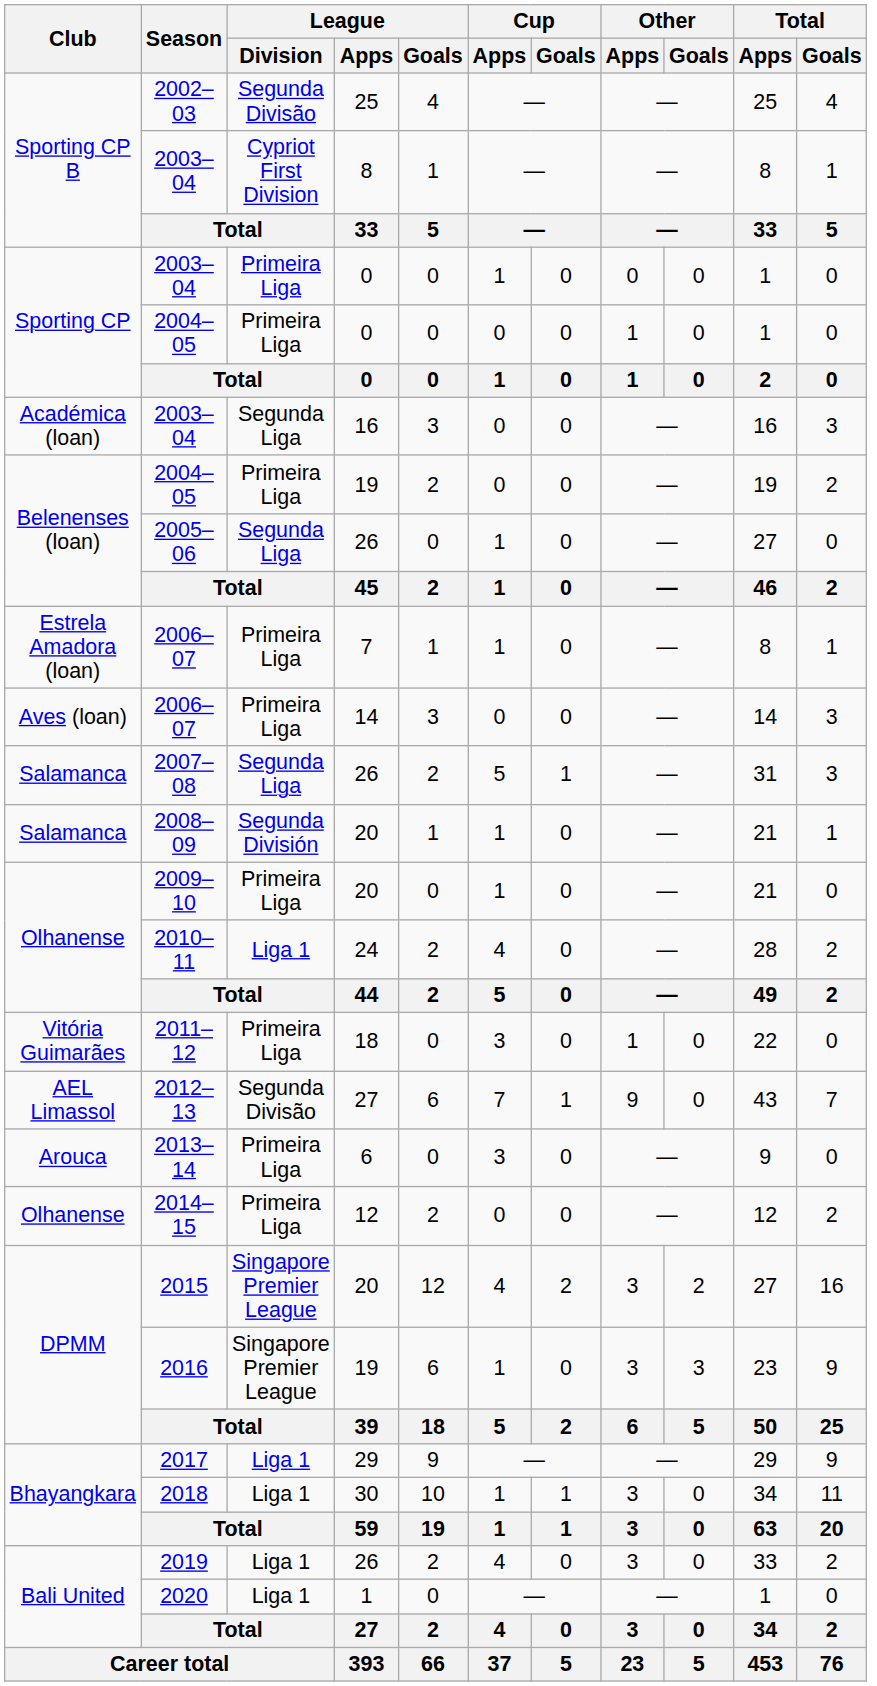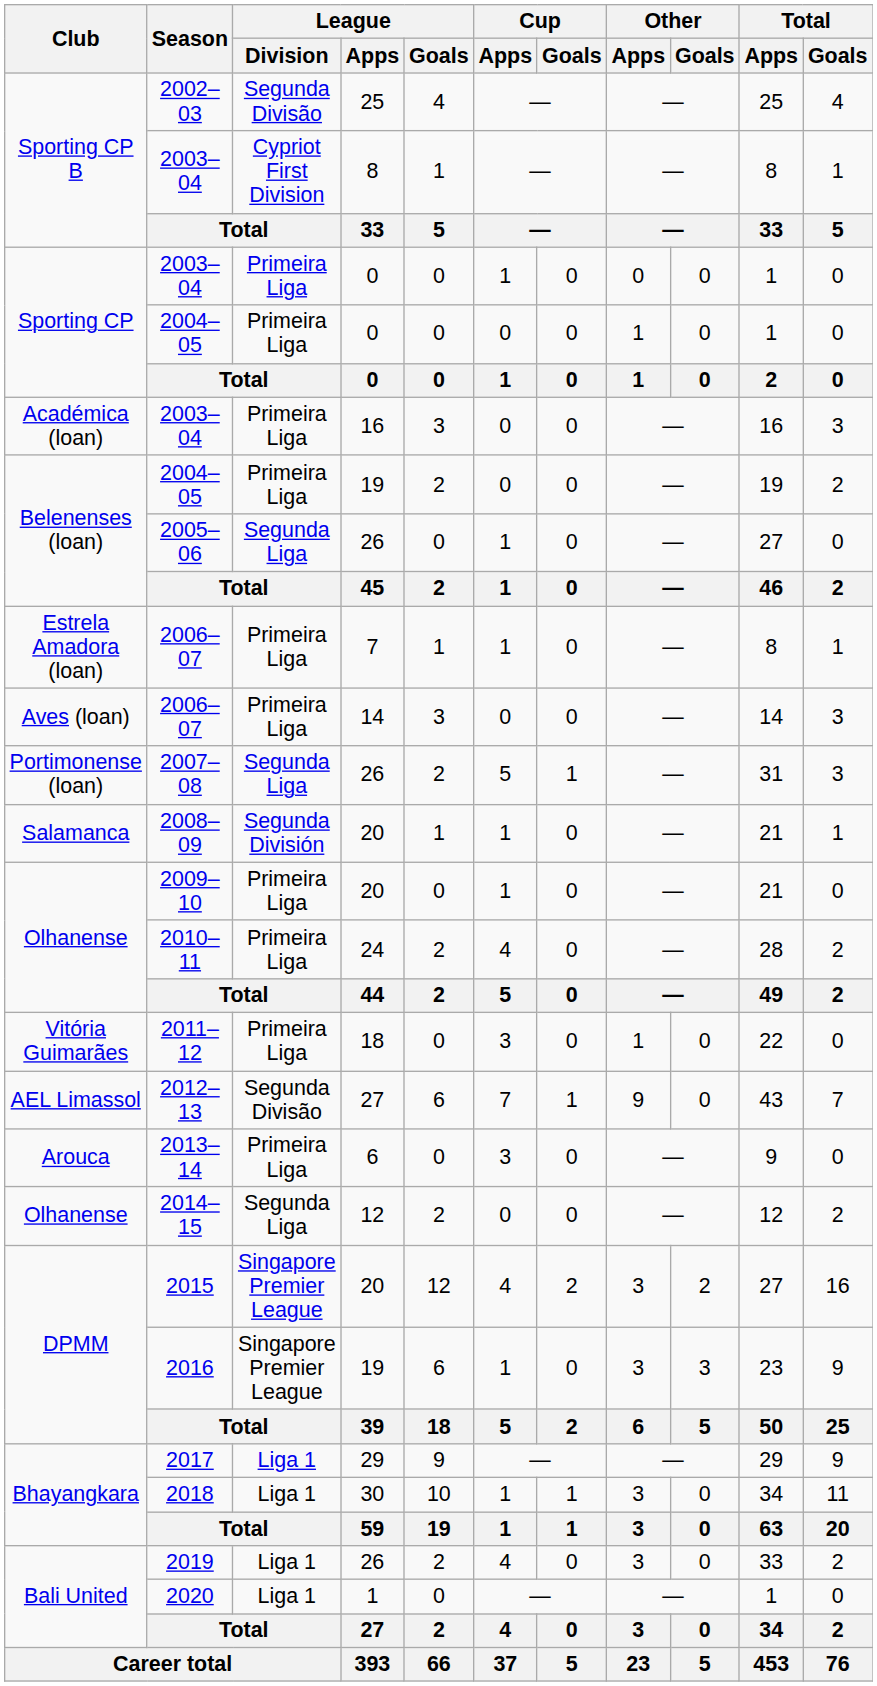(281, 426) Segunda Liga -> (287, 426) Primeira Liga
(73, 774) Salamanca -> (76, 774) Portimonense (loan)
(281, 949) Liga 1 -> (287, 949) Primeira Liga
(281, 1215) Primeira Liga -> (287, 1215) Segunda Liga
